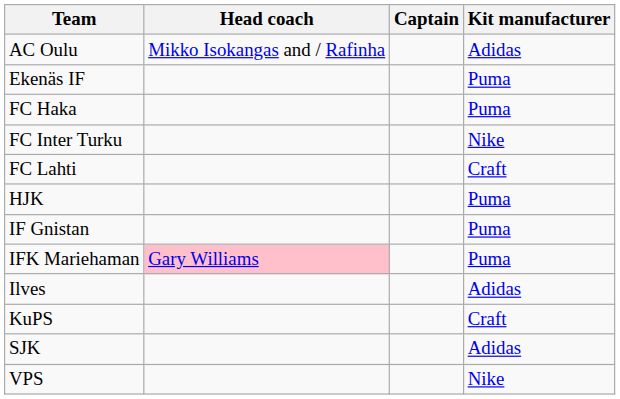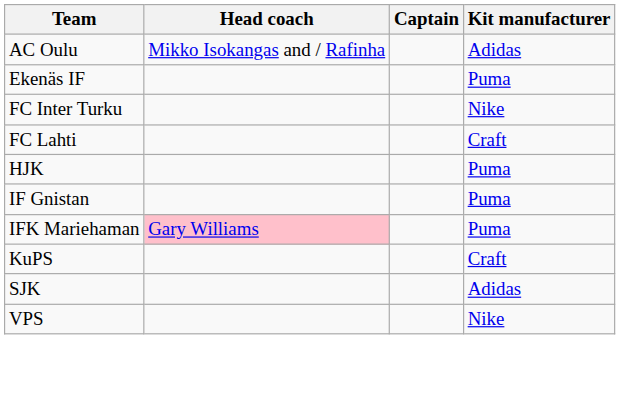- row: (43, 109)
- row: (27, 288)
